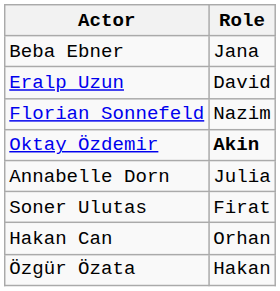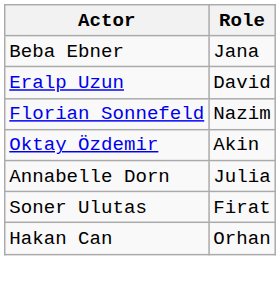(236, 145) bold -> (236, 145) normal
- row: (72, 269)
